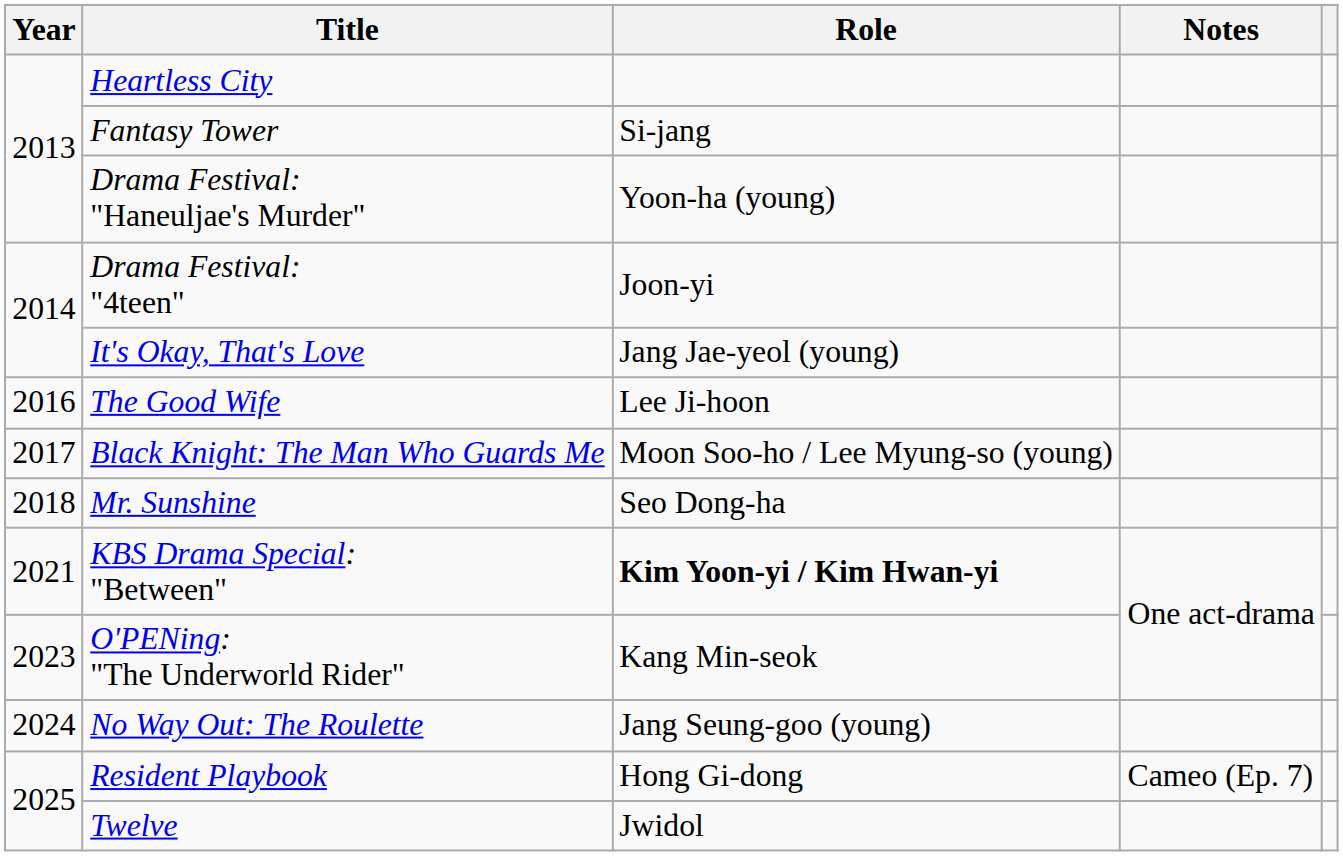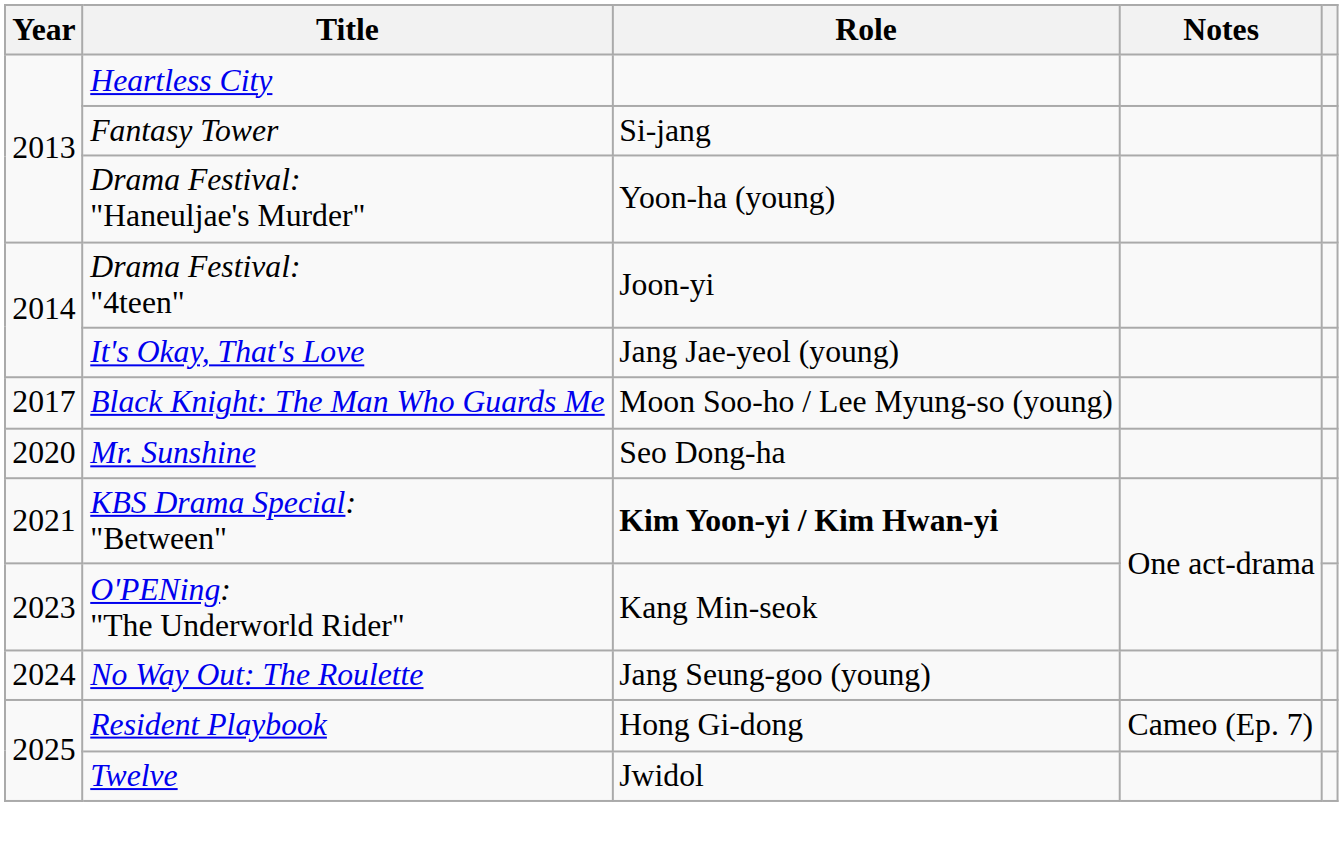- row: (185, 402)
(44, 502) 2018 -> (44, 452) 2020
